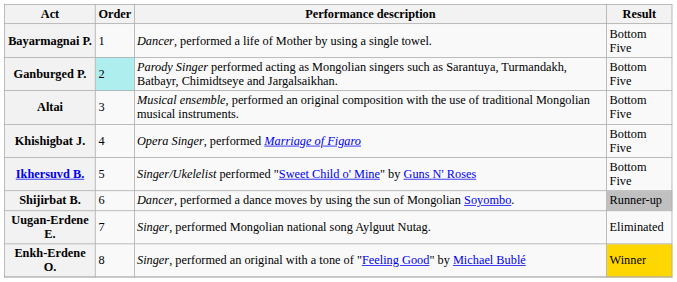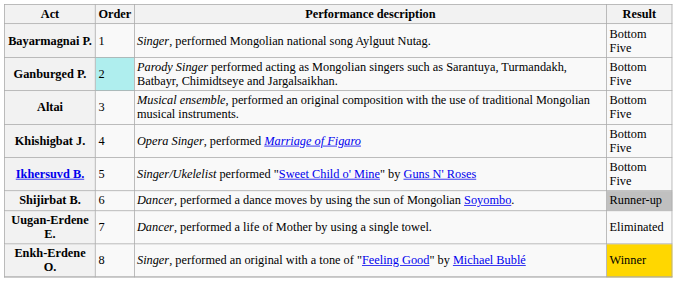(284, 40) Dancer, performed a life of Mother by using a single towel. -> (284, 40) Singer, performed Mongolian national song Aylguut Nutag.
(284, 227) Singer, performed Mongolian national song Aylguut Nutag. -> (284, 227) Dancer, performed a life of Mother by using a single towel.
